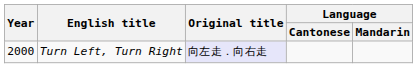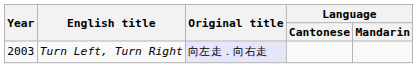(21, 52) 2000 -> (21, 52) 2003
